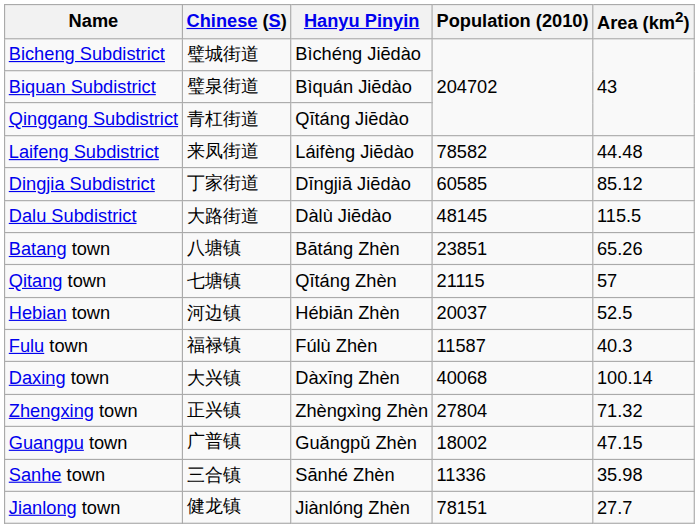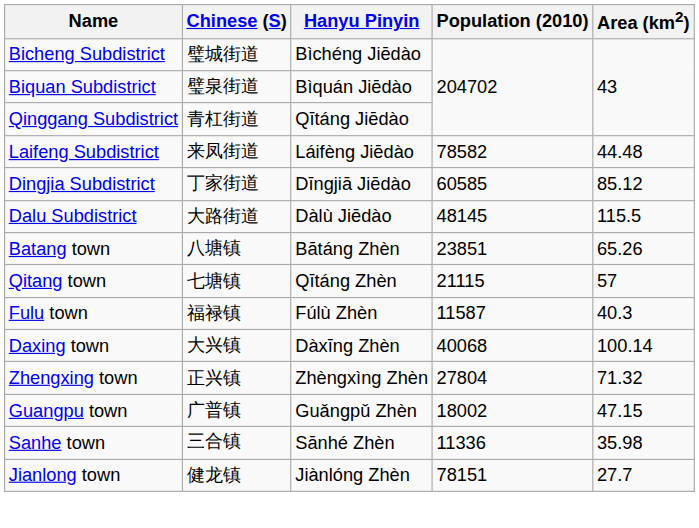- row: (59, 313)
